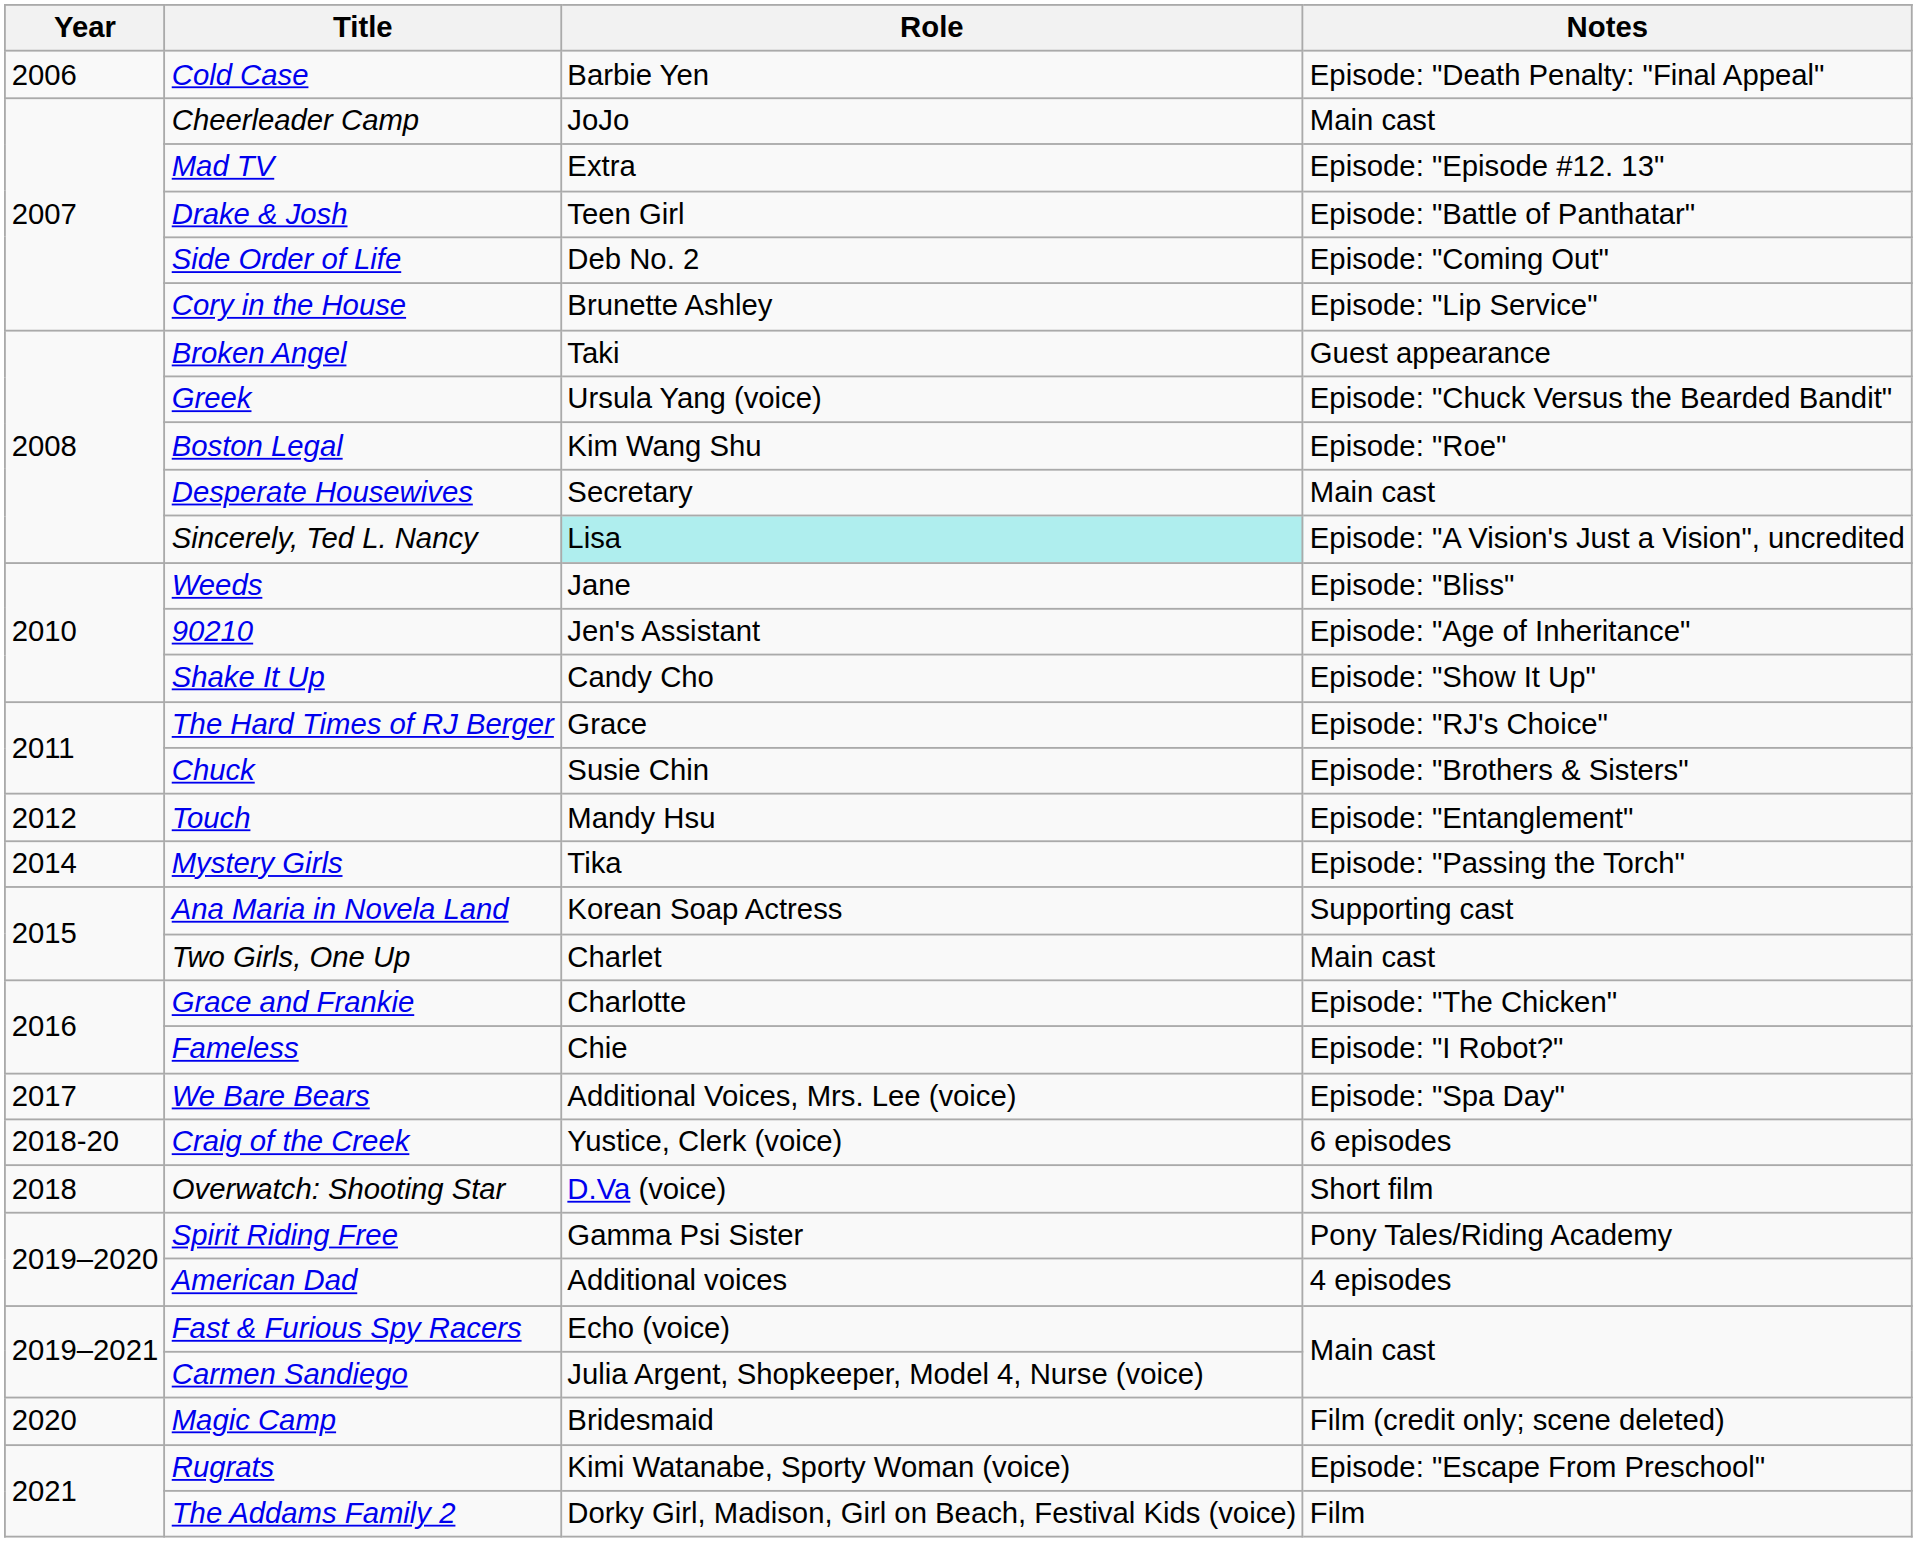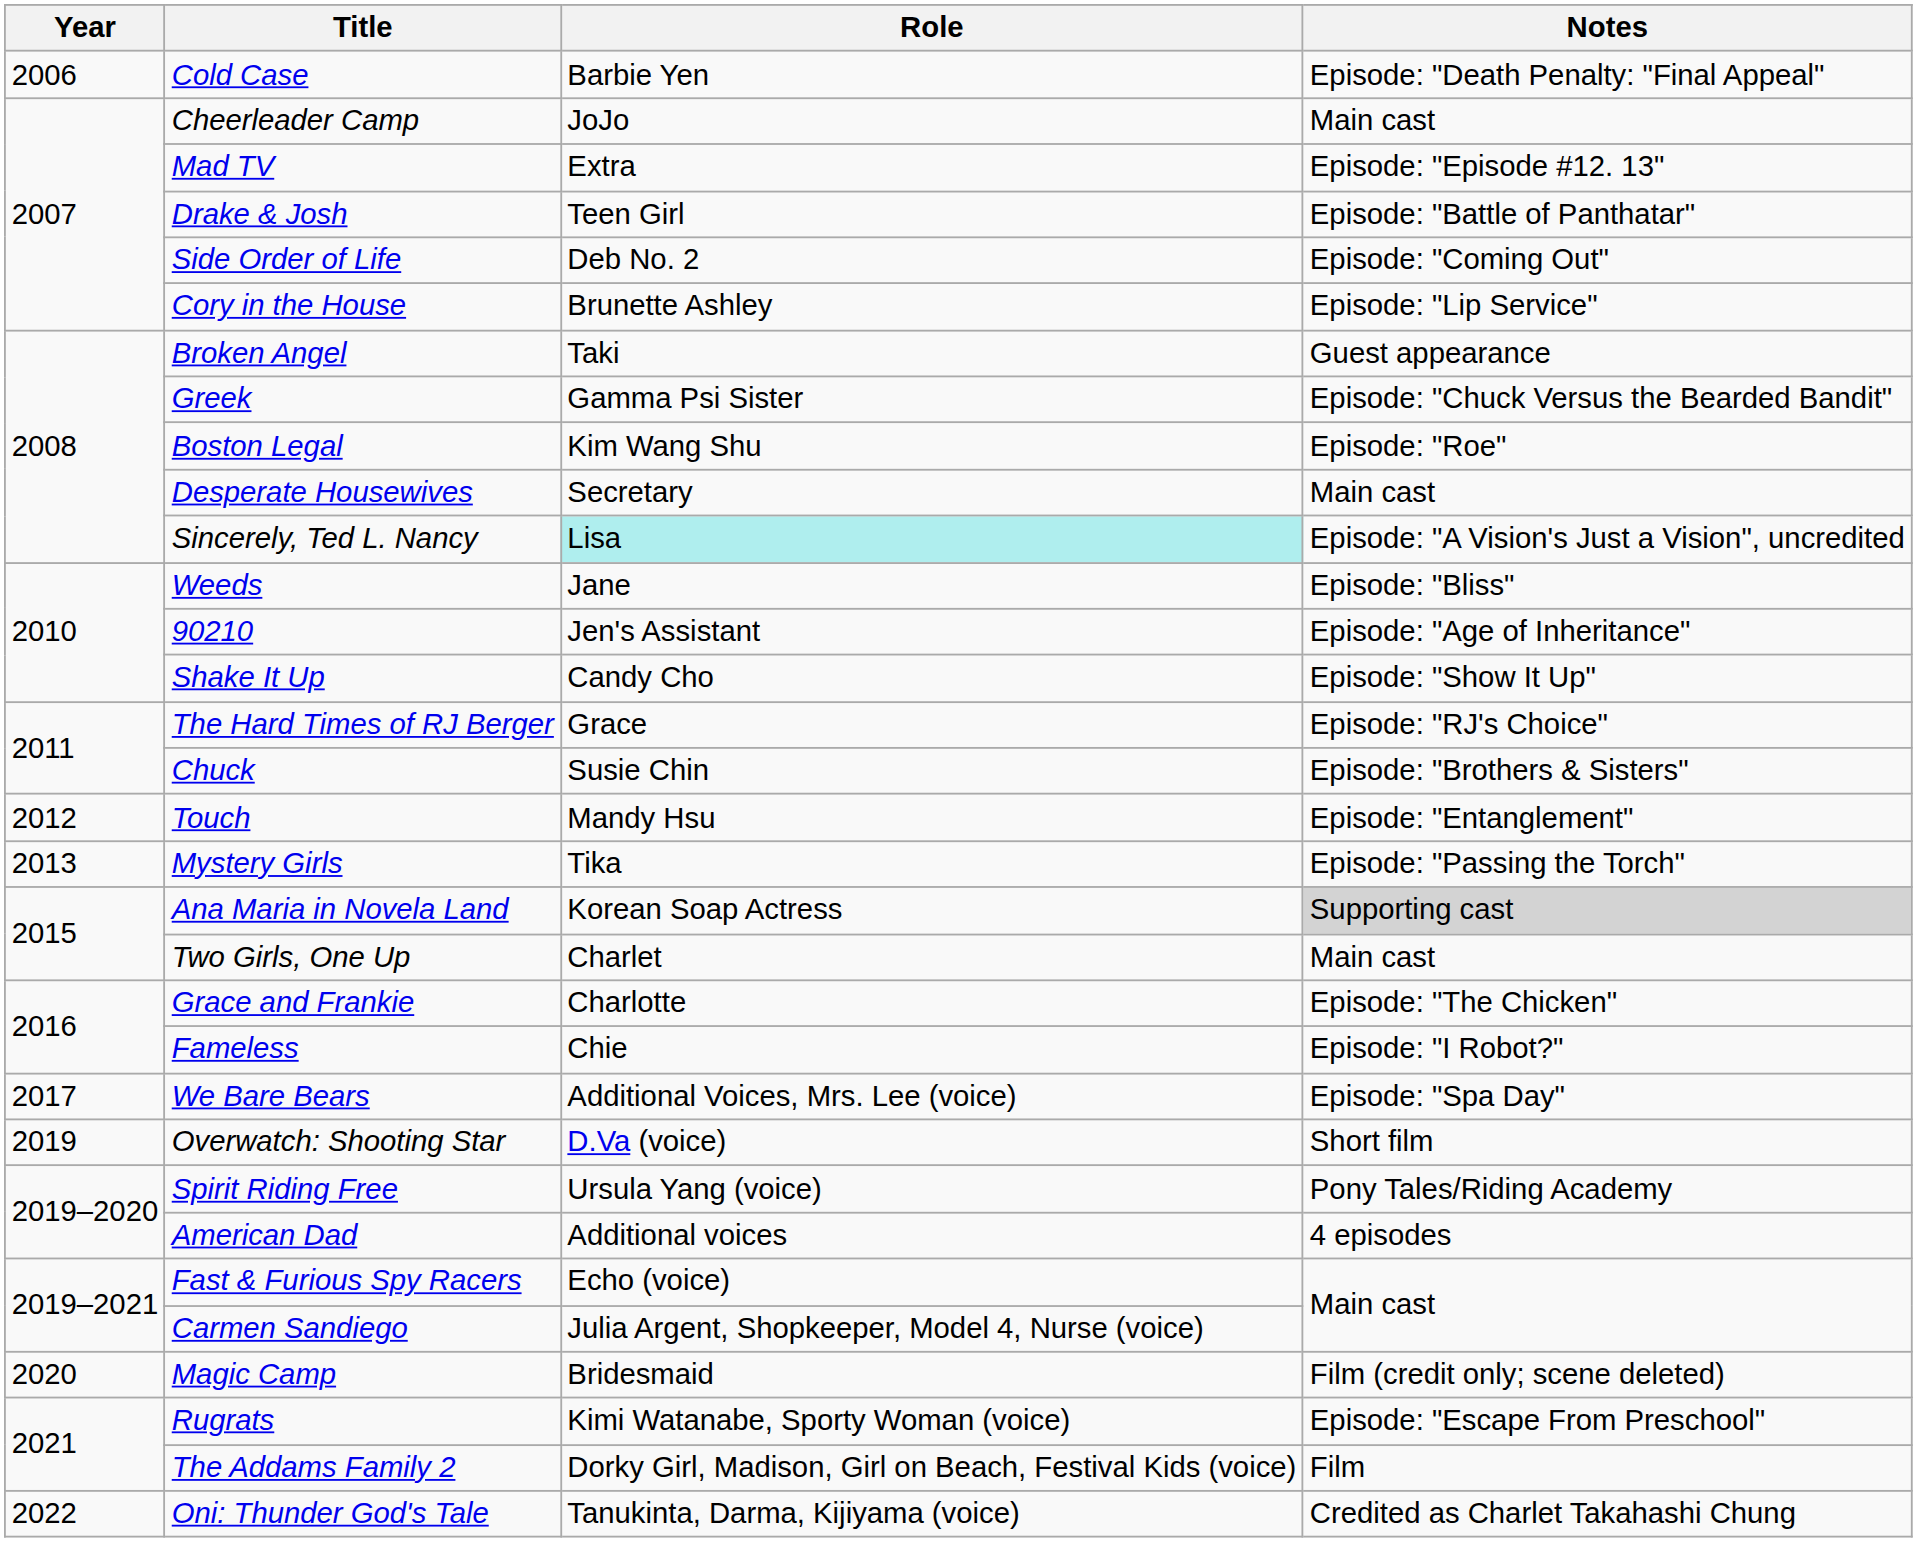(695, 399) Ursula Yang (voice) -> (685, 399) Gamma Psi Sister
(44, 863) 2014 -> (44, 863) 2013
(1412, 910) no background -> (1412, 910) lightgrey background
- row: (291, 1142)
(44, 1188) 2018 -> (44, 1142) 2019
(685, 1235) Gamma Psi Sister -> (695, 1188) Ursula Yang (voice)
+ row: (330, 1513)
